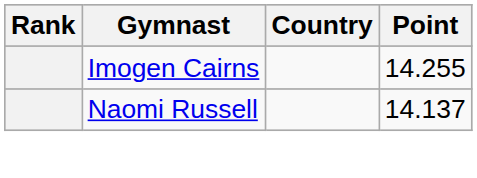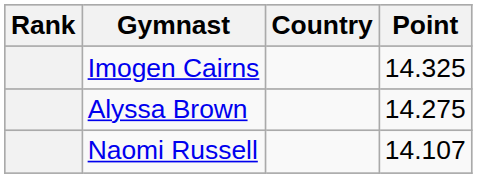(425, 67) 14.255 -> (425, 67) 14.325
+ row: (168, 109)
(425, 109) 14.137 -> (425, 151) 14.107
